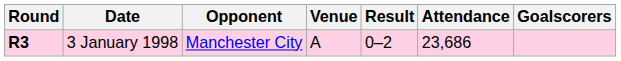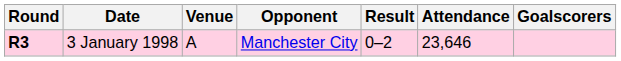columns swapped: (244, 17) <-> (334, 17)
(447, 42) 23,686 -> (447, 42) 23,646
